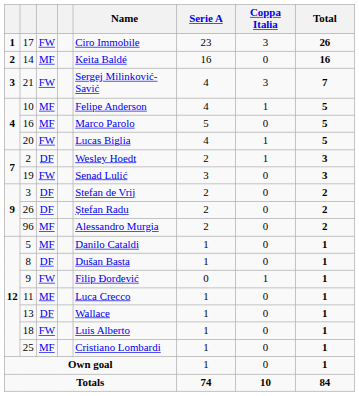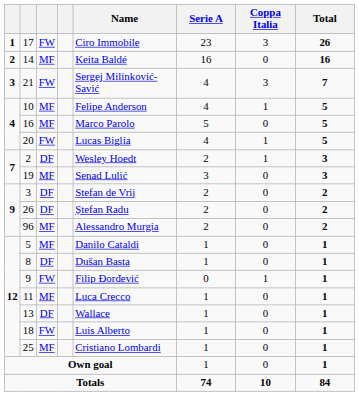(47, 175) FW -> (47, 175) MF
